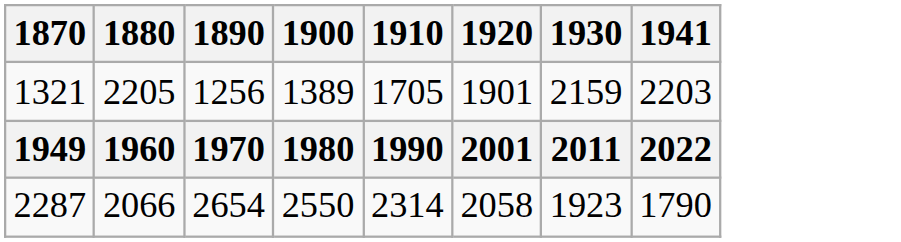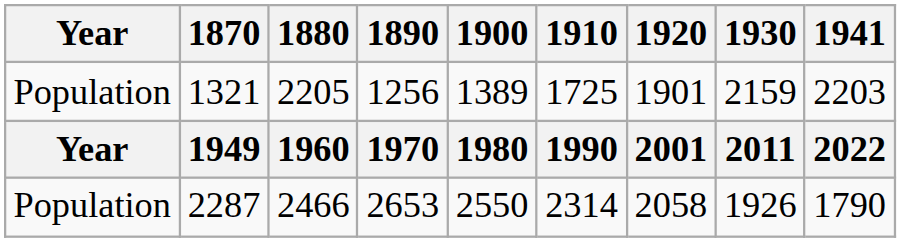+ column: (92, 33)
(407, 90) 1705 -> (582, 90) 1725
(139, 206) 2066 -> (313, 206) 2466
(229, 206) 2654 -> (403, 206) 2653
(586, 206) 1923 -> (760, 206) 1926
